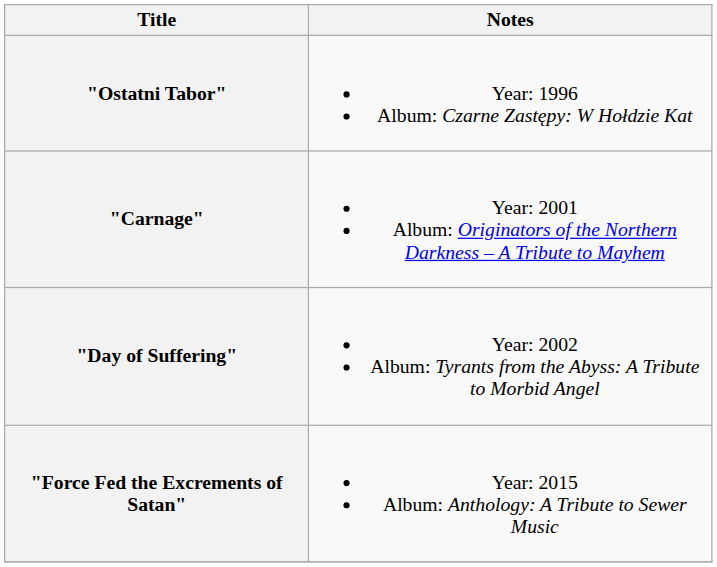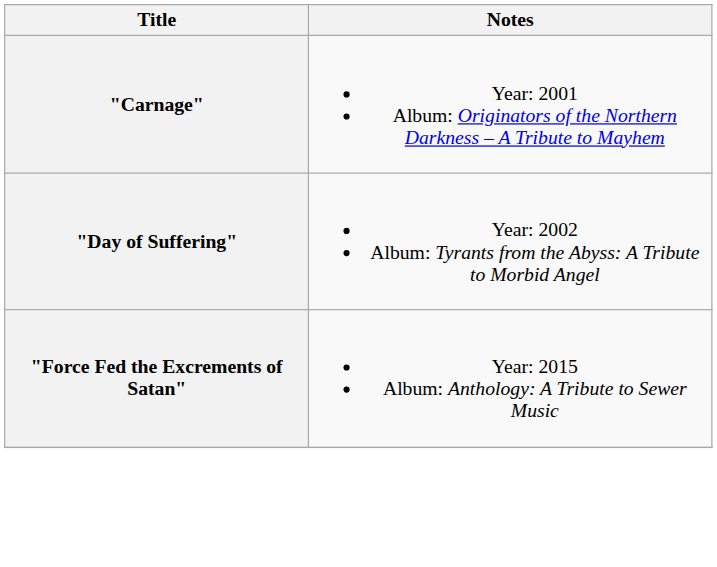- row: (157, 93)
